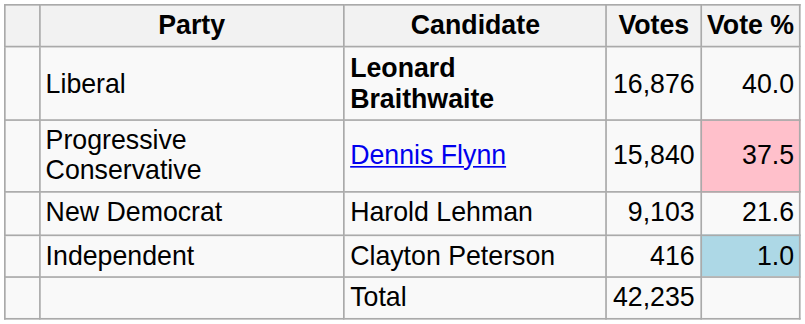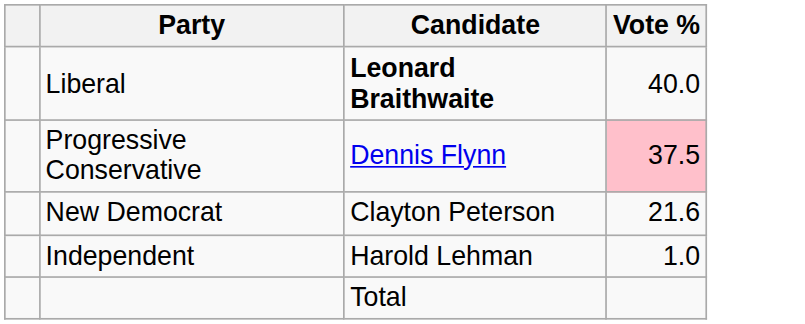- column: (654, 25)
(442, 212) Harold Lehman -> (453, 212) Clayton Peterson
(453, 255) Clayton Peterson -> (442, 255) Harold Lehman
(776, 255) lightblue background -> (681, 255) no background
